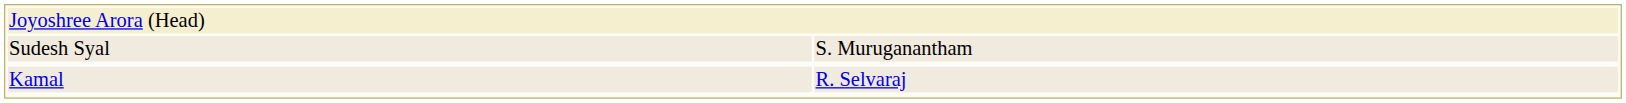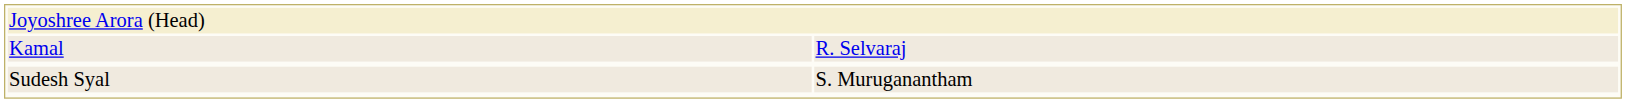rows swapped: (36, 79) <-> (59, 48)
